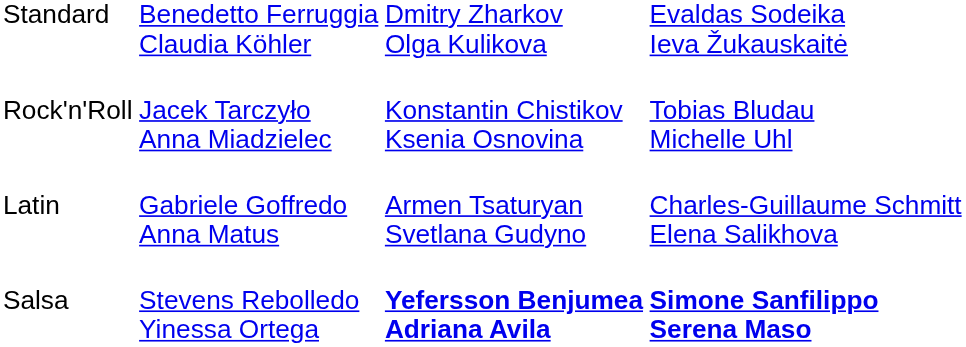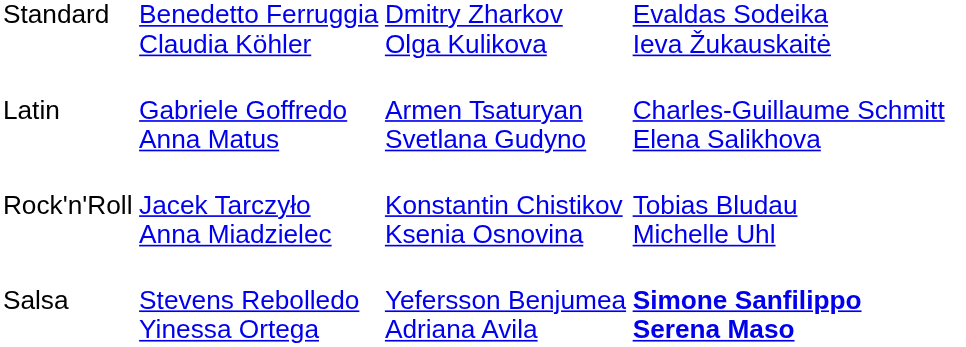rows swapped: (31, 205) <-> (68, 110)
(514, 314) bold -> (505, 314) normal
